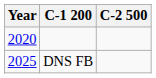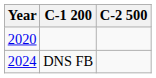(22, 61) 2025 -> (22, 61) 2024
